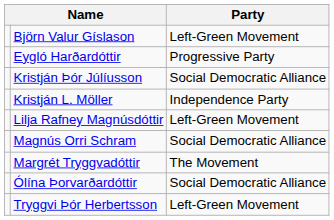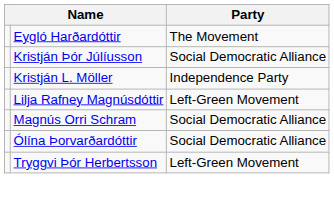- row: (74, 36)
(222, 57) Progressive Party -> (214, 36) The Movement
- row: (77, 162)
